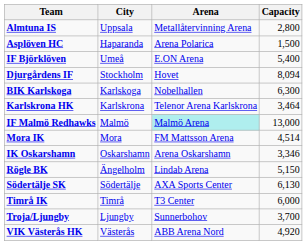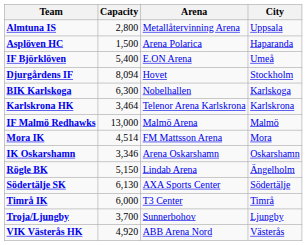columns swapped: (125, 12) <-> (281, 12)
(182, 122) paleturquoise background -> (170, 122) no background
